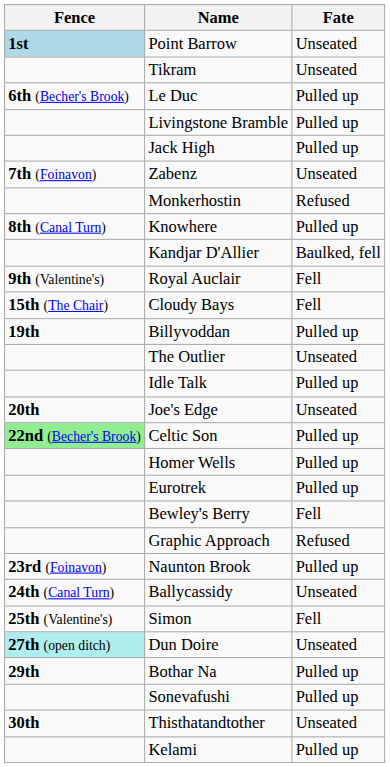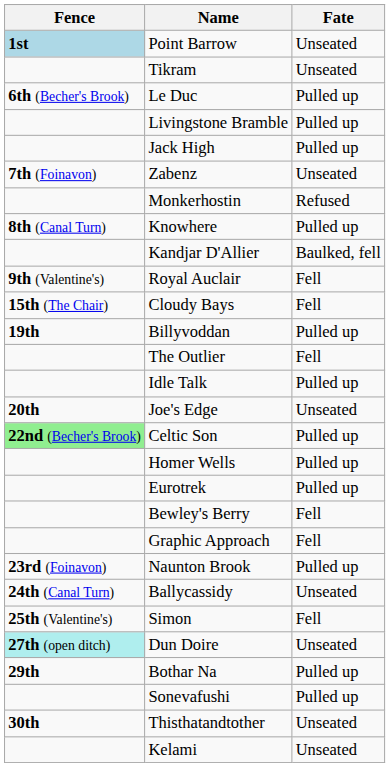(326, 357) Unseated -> (308, 357) Fell
(323, 540) Refused -> (308, 540) Fell
(327, 749) Pulled up -> (326, 749) Unseated
